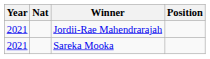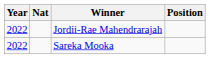(17, 29) 2021 -> (17, 29) 2022
(17, 45) 2021 -> (17, 45) 2022
